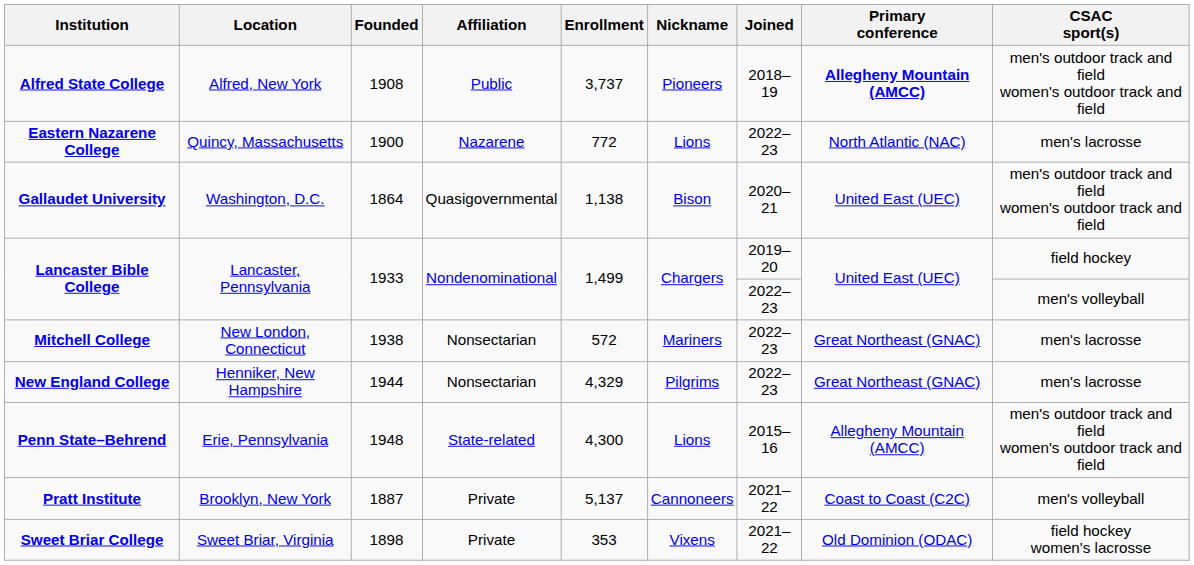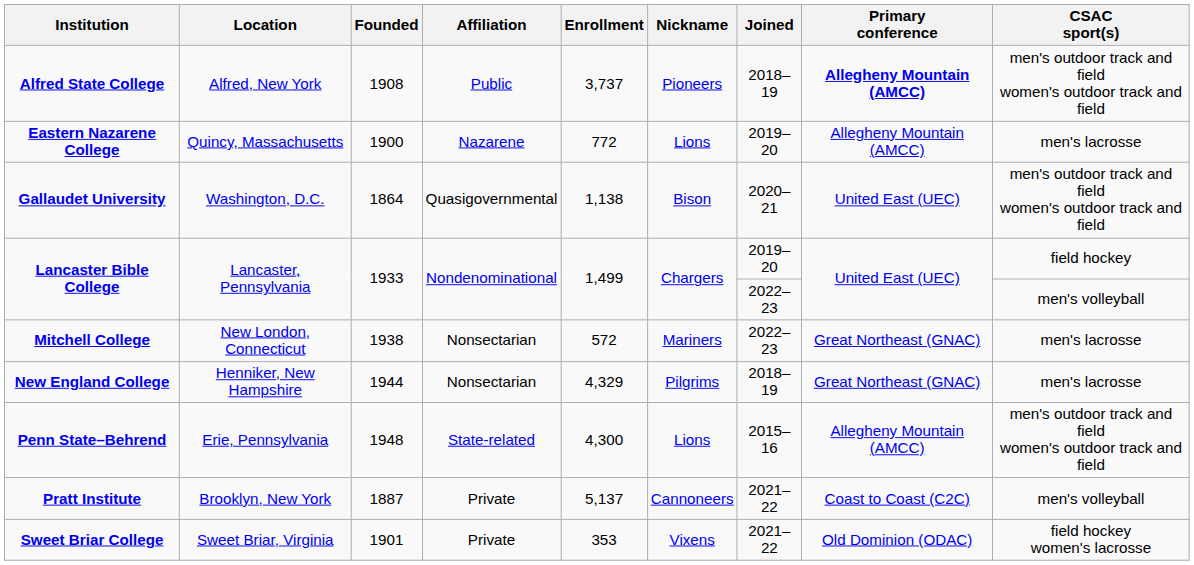(769, 141) 2022–23 -> (769, 141) 2019–20
(897, 141) North Atlantic (NAC) -> (897, 141) Allegheny Mountain (AMCC)
(769, 381) 2022–23 -> (769, 381) 2018–19
(386, 539) 1898 -> (386, 539) 1901
